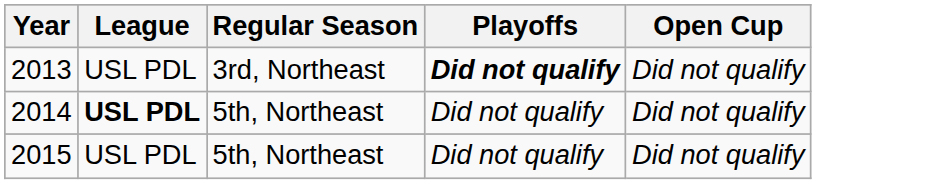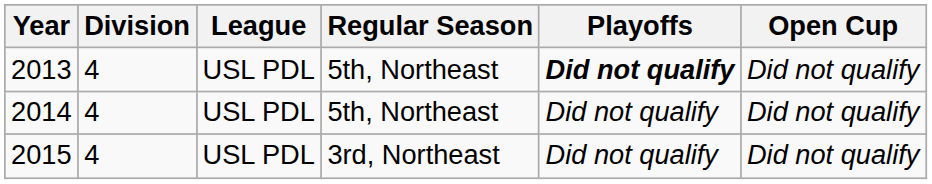+ column: (137, 26)
(299, 69) 3rd, Northeast -> (413, 69) 5th, Northeast
(142, 112) bold -> (259, 112) normal
(298, 155) 5th, Northeast -> (414, 155) 3rd, Northeast
